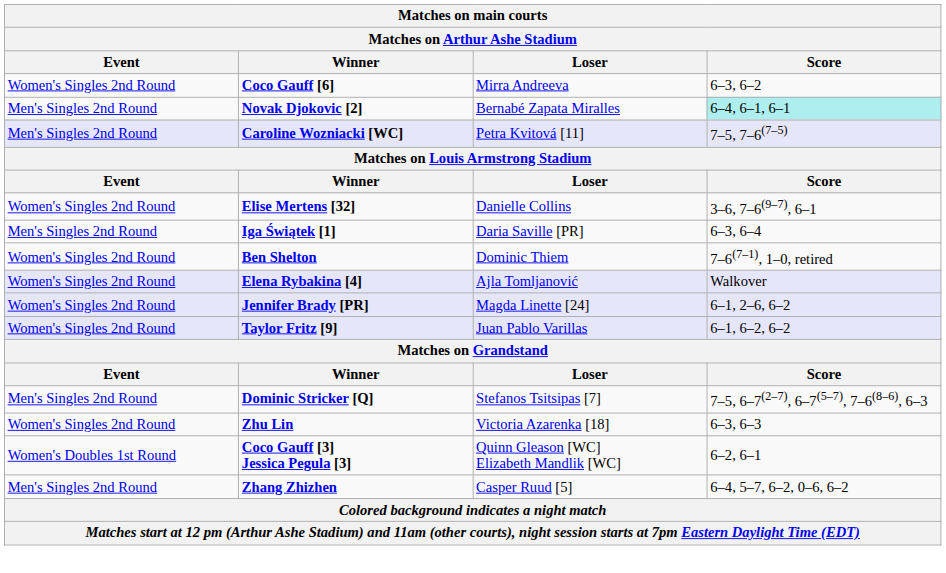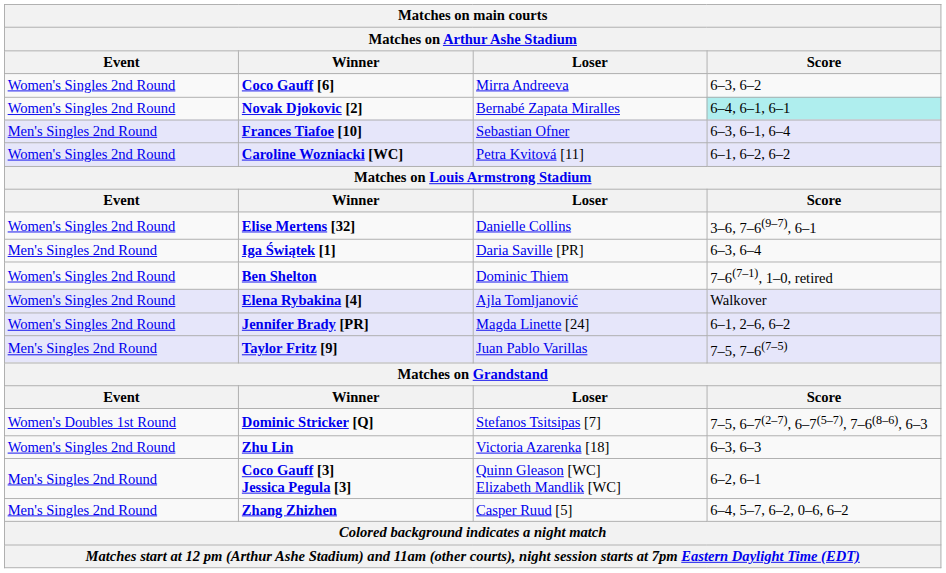(82, 108) Men's Singles 2nd Round -> (91, 108) Women's Singles 2nd Round
+ row: (302, 131)
(82, 133) Men's Singles 2nd Round -> (91, 154) Women's Singles 2nd Round
(749, 133) 7–5, 7–6(7–5) -> (750, 154) 6–1, 6–2, 6–2
(91, 328) Women's Singles 2nd Round -> (82, 349) Men's Singles 2nd Round
(750, 328) 6–1, 6–2, 6–2 -> (749, 349) 7–5, 7–6(7–5)
(82, 399) Men's Singles 2nd Round -> (92, 422) Women's Doubles 1st Round
(92, 455) Women's Doubles 1st Round -> (82, 478) Men's Singles 2nd Round
